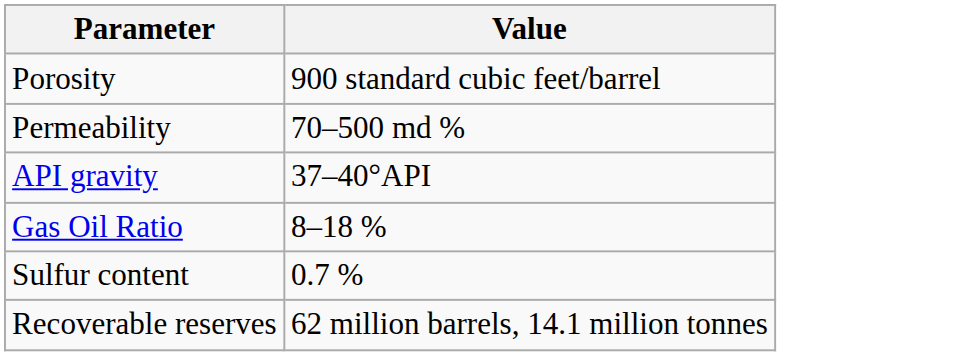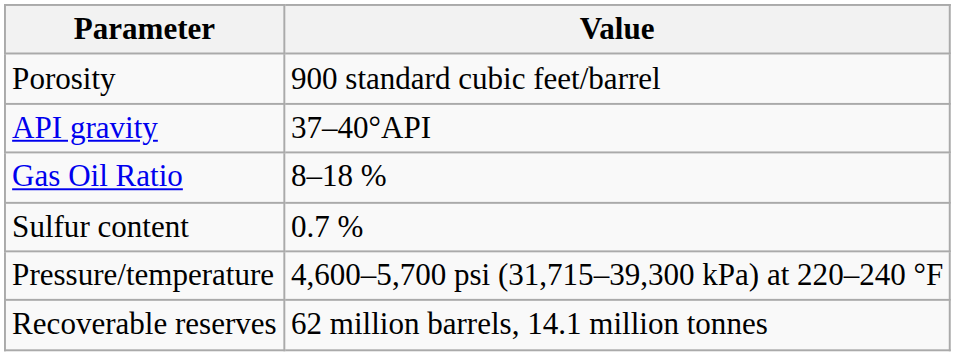- row: (91, 127)
+ row: (143, 275)
